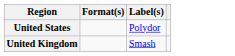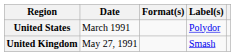+ column: (110, 12)
